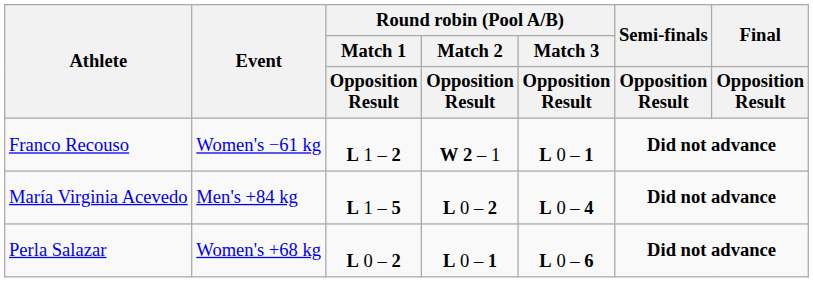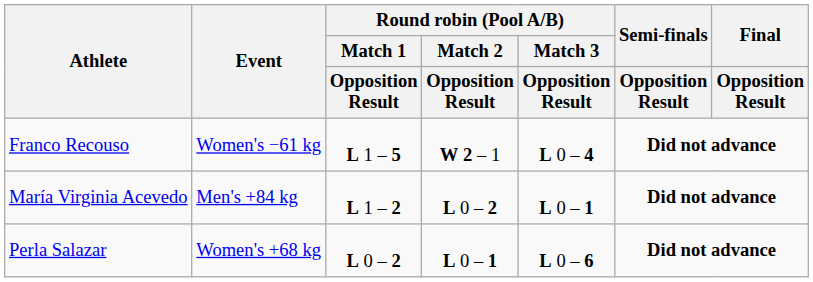(374, 155) L 1 – 2 -> (374, 155) L 1 – 5
(566, 155) L 0 – 1 -> (566, 155) L 0 – 4
(374, 208) L 1 – 5 -> (374, 208) L 1 – 2
(566, 208) L 0 – 4 -> (566, 208) L 0 – 1
